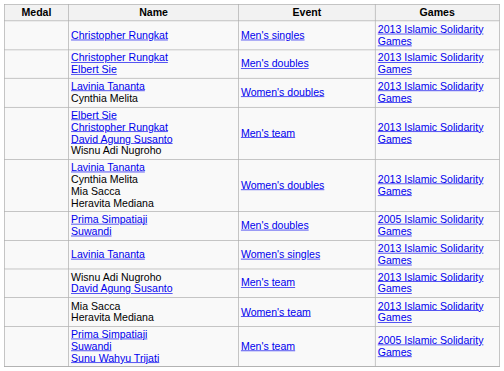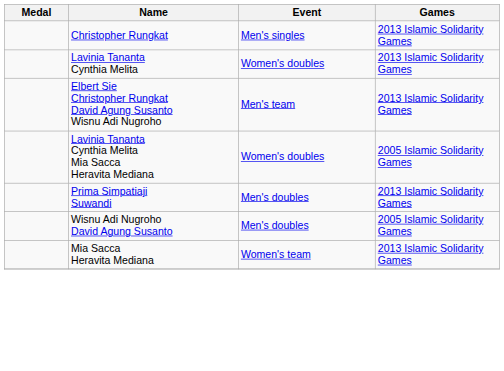- row: (119, 64)
(431, 185) 2013 Islamic Solidarity Games -> (431, 157) 2005 Islamic Solidarity Games
(431, 226) 2005 Islamic Solidarity Games -> (431, 197) 2013 Islamic Solidarity Games
- row: (108, 254)
(268, 283) Men's team -> (275, 226) Men's doubles
(431, 283) 2013 Islamic Solidarity Games -> (431, 226) 2005 Islamic Solidarity Games
- row: (115, 346)
